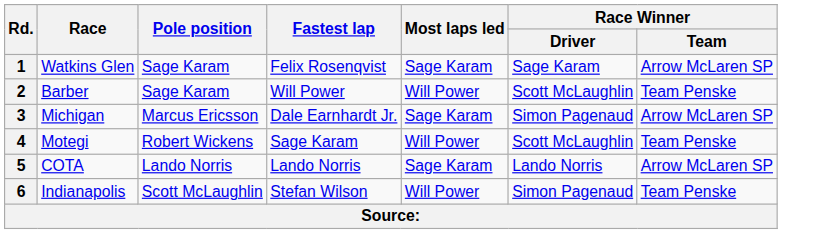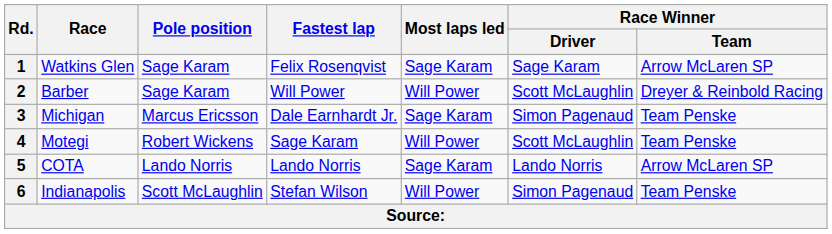(688, 91) Team Penske -> (732, 91) Dreyer & Reinbold Racing
(707, 116) Arrow McLaren SP -> (688, 116) Team Penske
